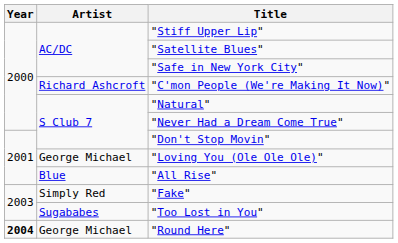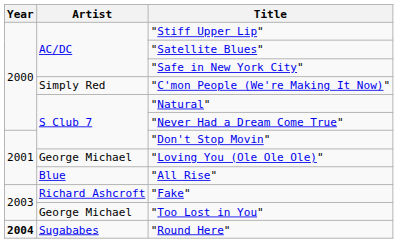(92, 85) Richard Ashcroft -> (72, 85) Simply Red
(72, 194) Simply Red -> (92, 194) Richard Ashcroft
(69, 212) Sugababes -> (86, 212) George Michael
(86, 230) George Michael -> (69, 230) Sugababes
